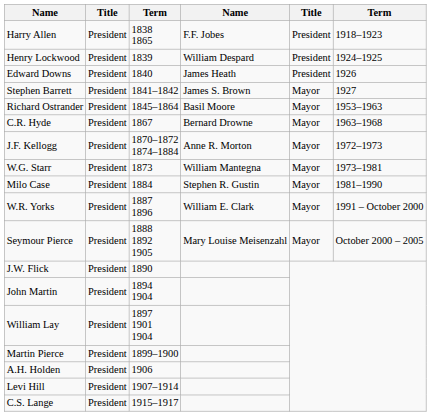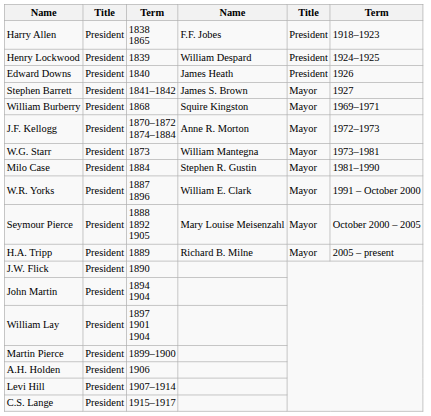- row: (45, 106)
- row: (29, 123)
+ row: (44, 106)
+ row: (29, 252)
